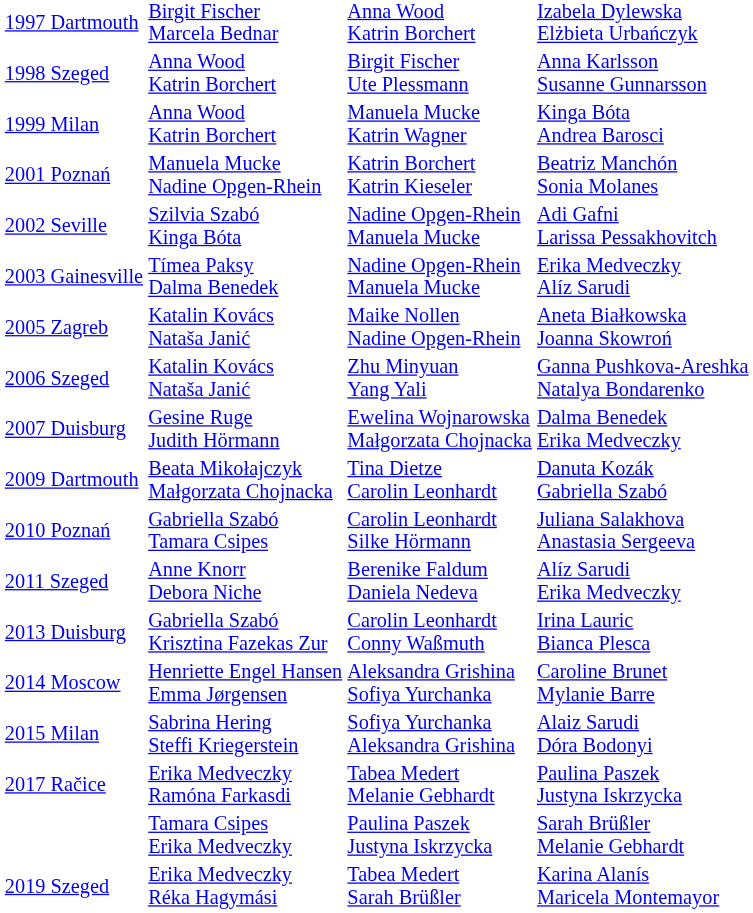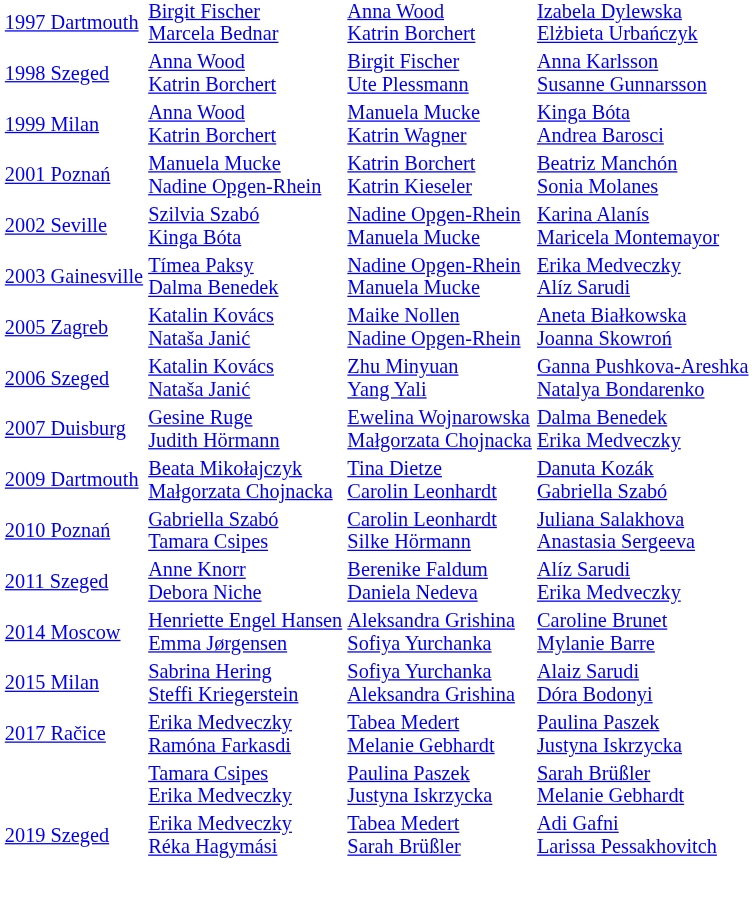(627, 225) Adi Gafni Larissa Pessakhovitch -> (628, 225) Karina Alanís Maricela Montemayor
- row: (65, 632)
(628, 886) Karina Alanís Maricela Montemayor -> (627, 835) Adi Gafni Larissa Pessakhovitch
